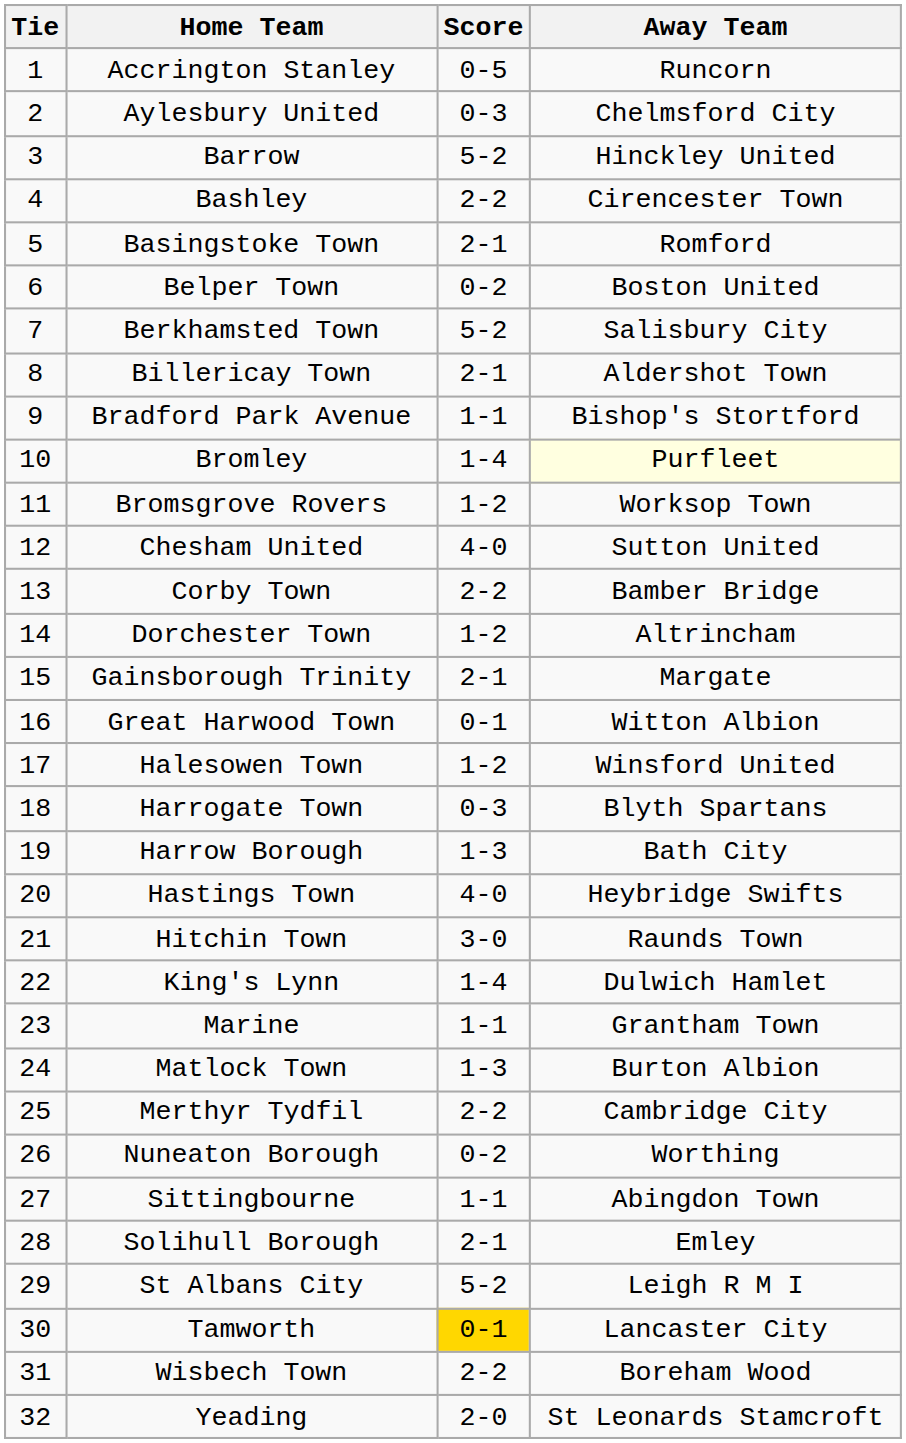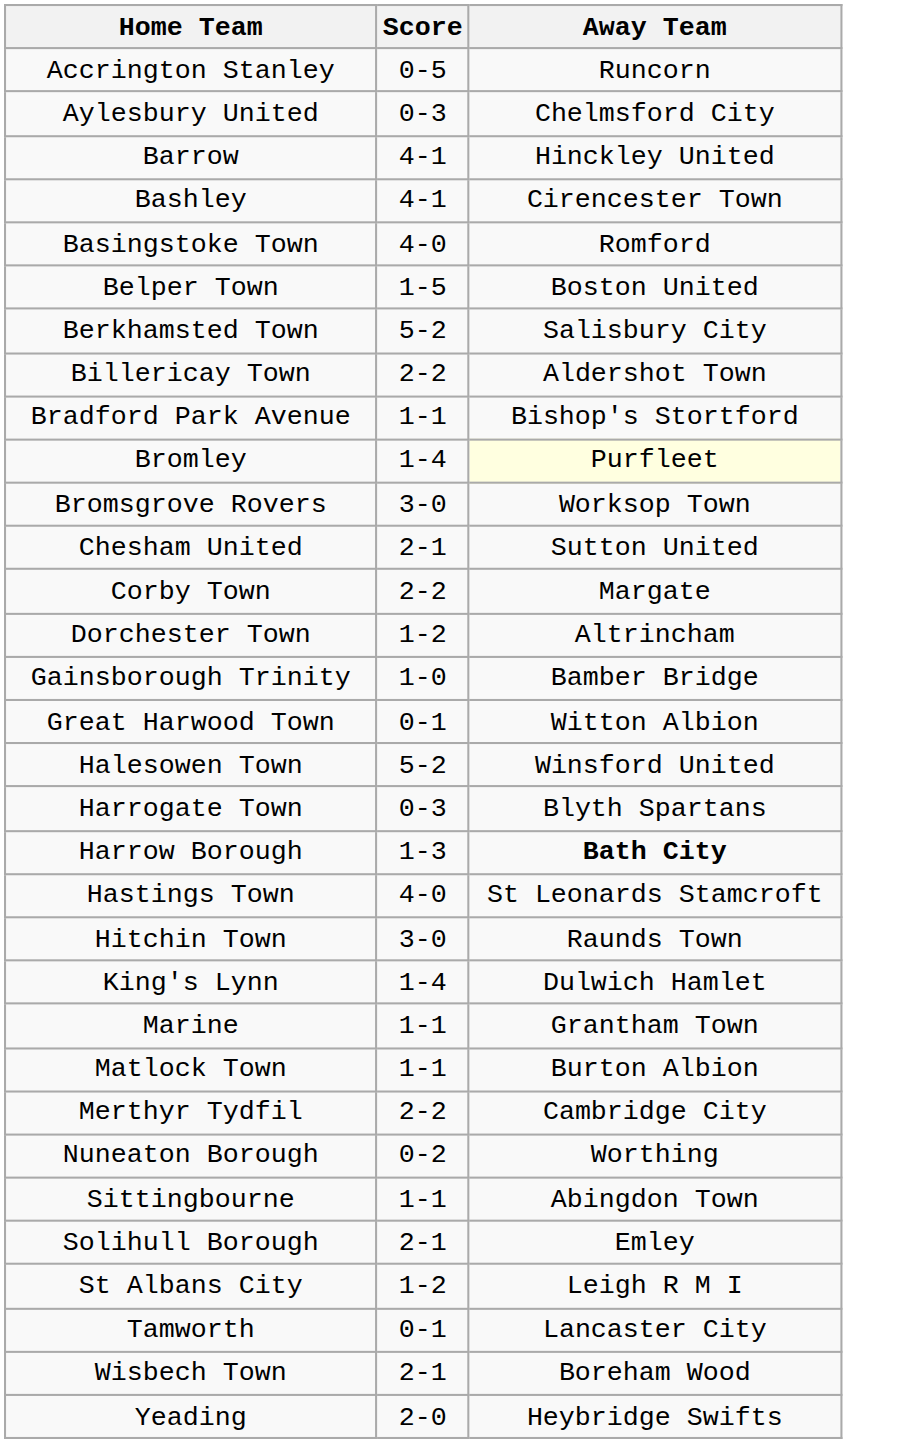- column: (35, 27)
(483, 157) 5-2 -> (423, 157) 4-1
(483, 200) 2-2 -> (423, 200) 4-1
(483, 244) 2-1 -> (423, 244) 4-0
(483, 287) 0-2 -> (423, 287) 1-5
(483, 374) 2-1 -> (423, 374) 2-2
(483, 505) 1-2 -> (423, 505) 3-0
(483, 548) 4-0 -> (423, 548) 2-1
(715, 591) Bamber Bridge -> (655, 591) Margate
(483, 678) 2-1 -> (423, 678) 1-0
(715, 678) Margate -> (655, 678) Bamber Bridge
(483, 765) 1-2 -> (423, 765) 5-2
(716, 852) normal -> (655, 852) bold
(715, 895) Heybridge Swifts -> (655, 895) St Leonards Stamcroft
(483, 1069) 1-3 -> (423, 1069) 1-1
(483, 1286) 5-2 -> (423, 1286) 1-2
(483, 1330) gold background -> (423, 1330) no background
(483, 1373) 2-2 -> (423, 1373) 2-1
(715, 1417) St Leonards Stamcroft -> (655, 1417) Heybridge Swifts
